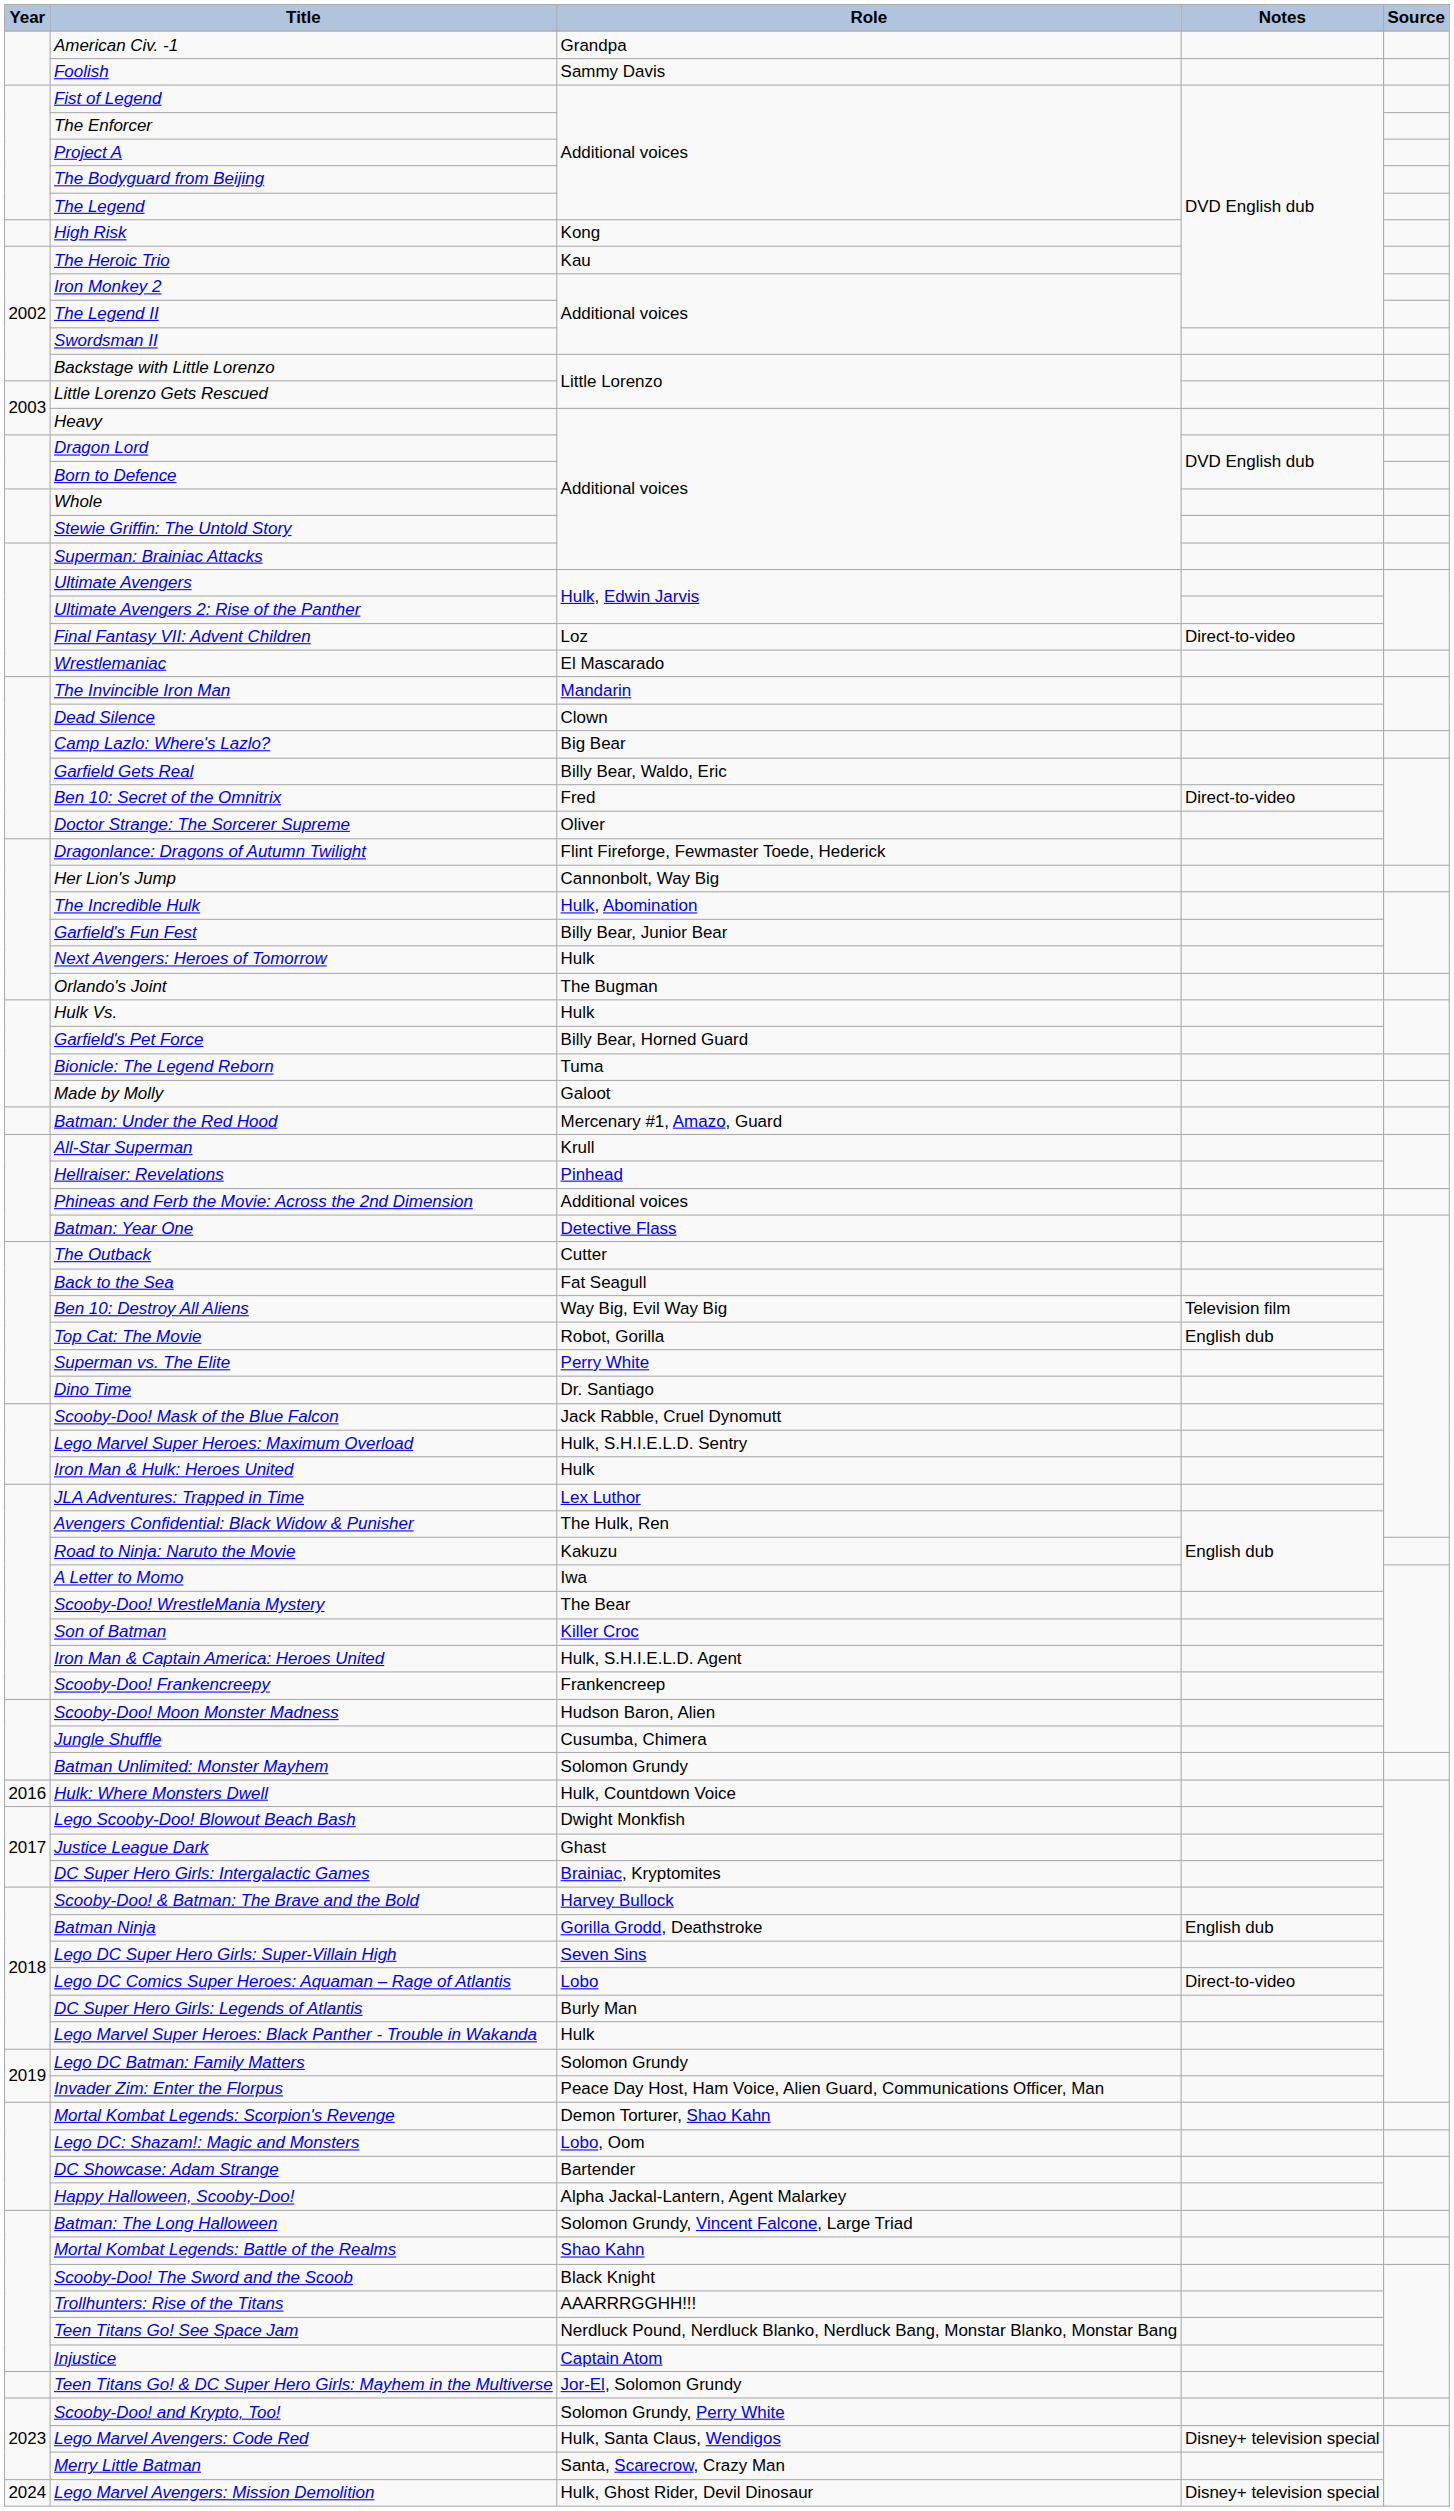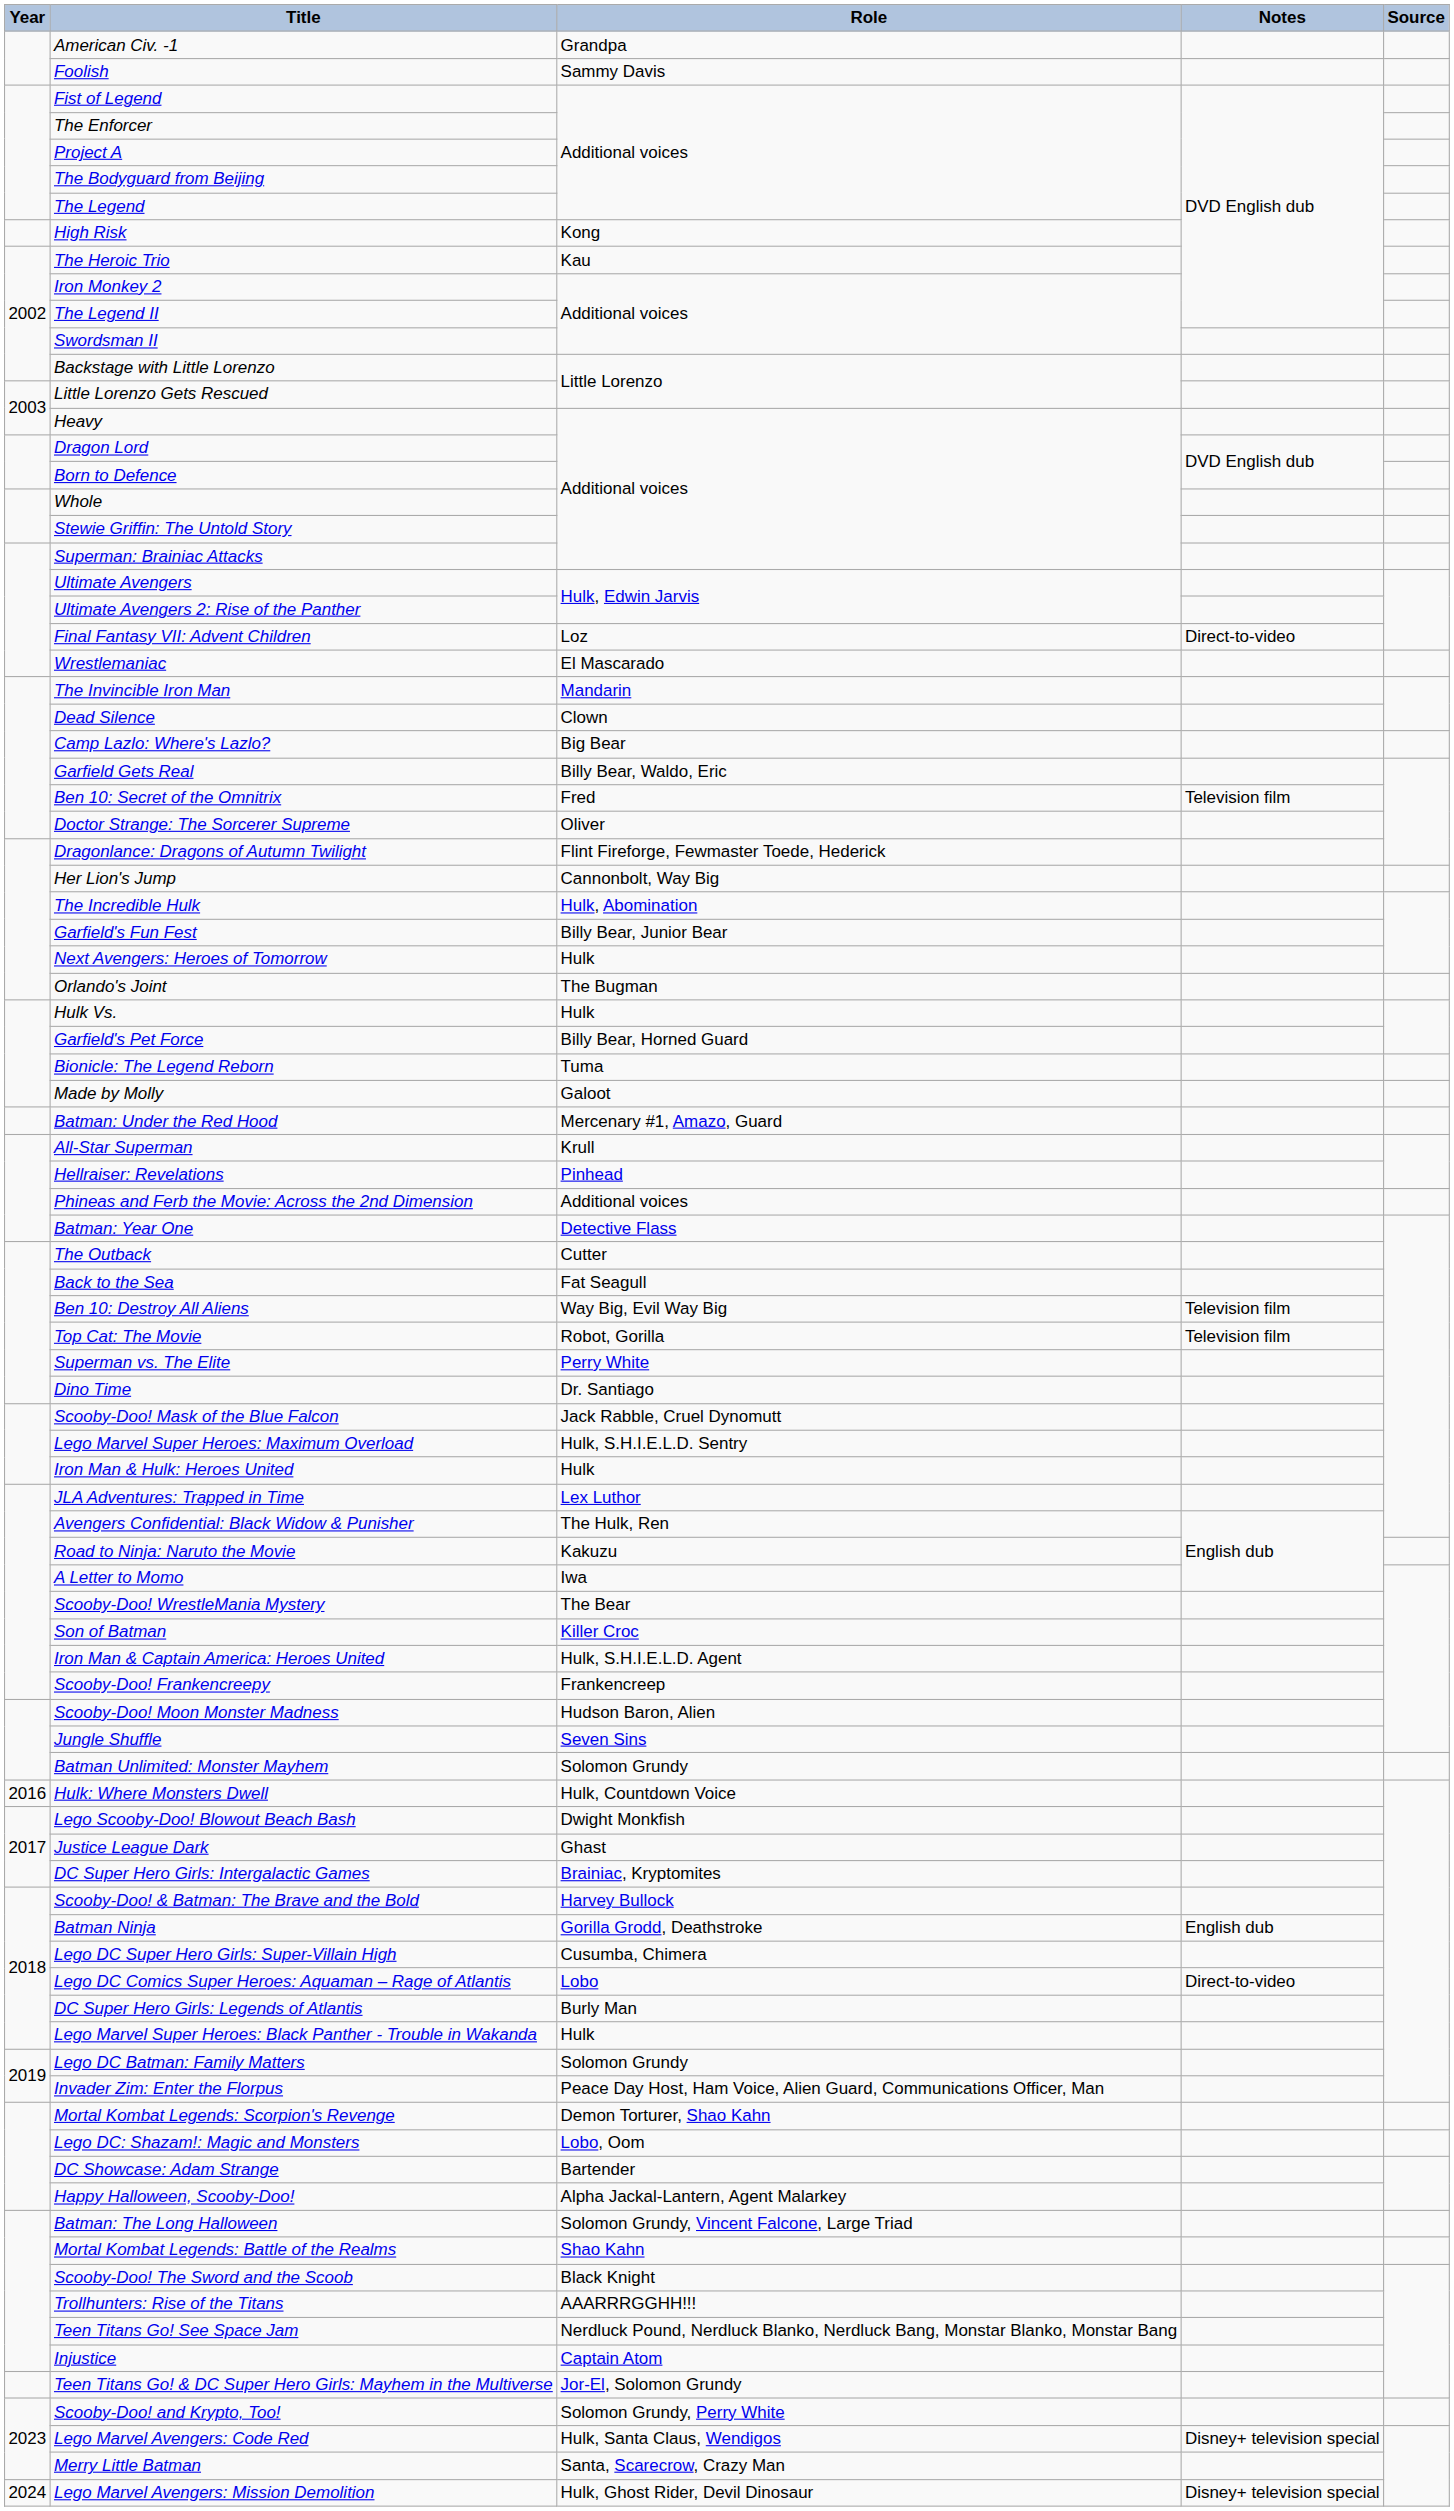(1240, 797) Direct-to-video -> (1238, 797) Television film
(1229, 1335) English dub -> (1238, 1335) Television film
(634, 1739) Cusumba, Chimera -> (603, 1739) Seven Sins
(603, 1954) Seven Sins -> (634, 1954) Cusumba, Chimera
